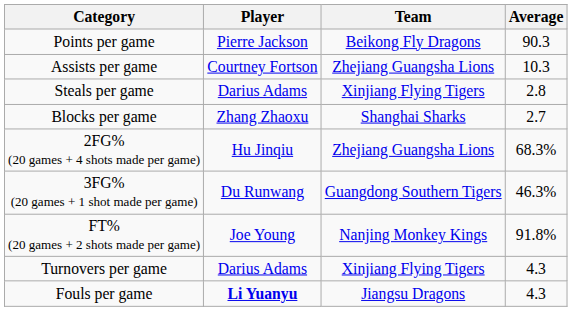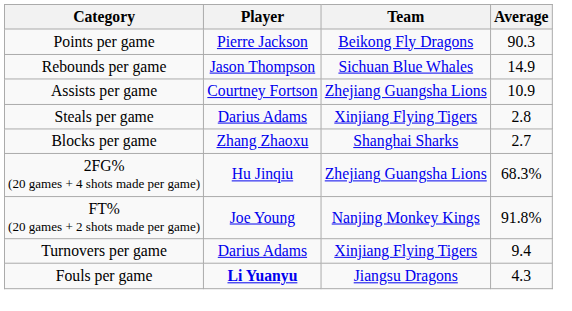+ row: (104, 66)
(536, 66) 10.3 -> (521, 91) 10.9
- row: (104, 192)
(536, 268) 4.3 -> (521, 251) 9.4
